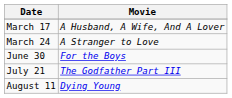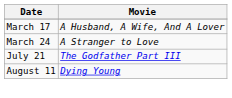- row: (26, 56)
